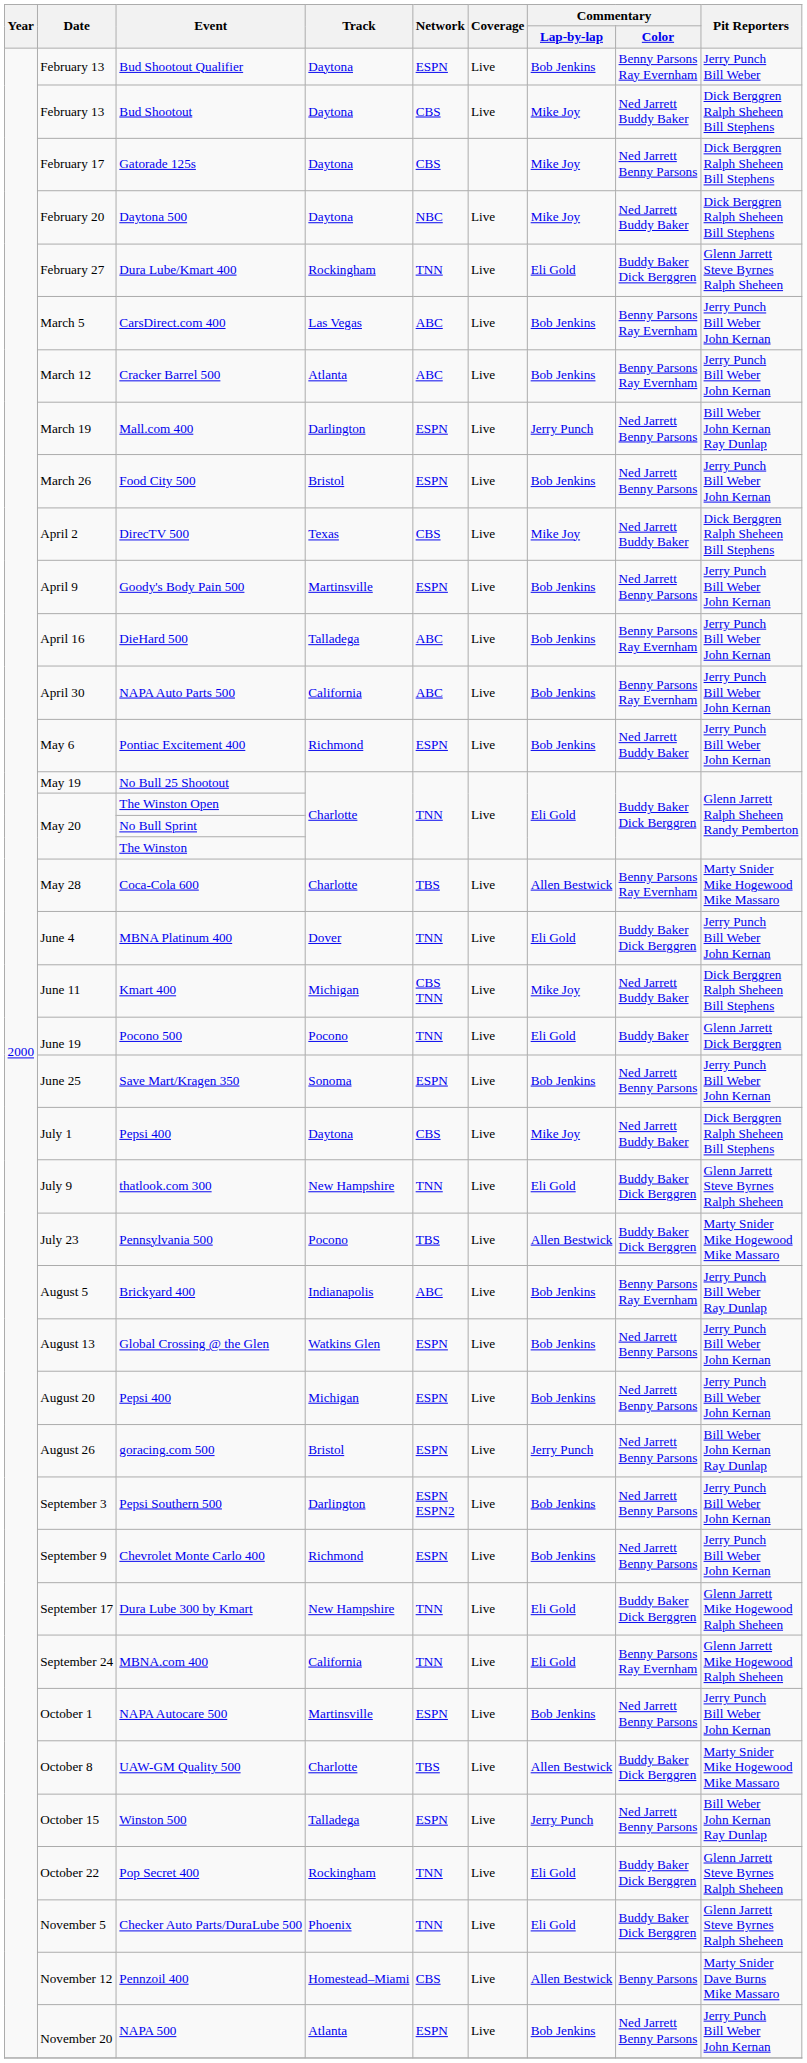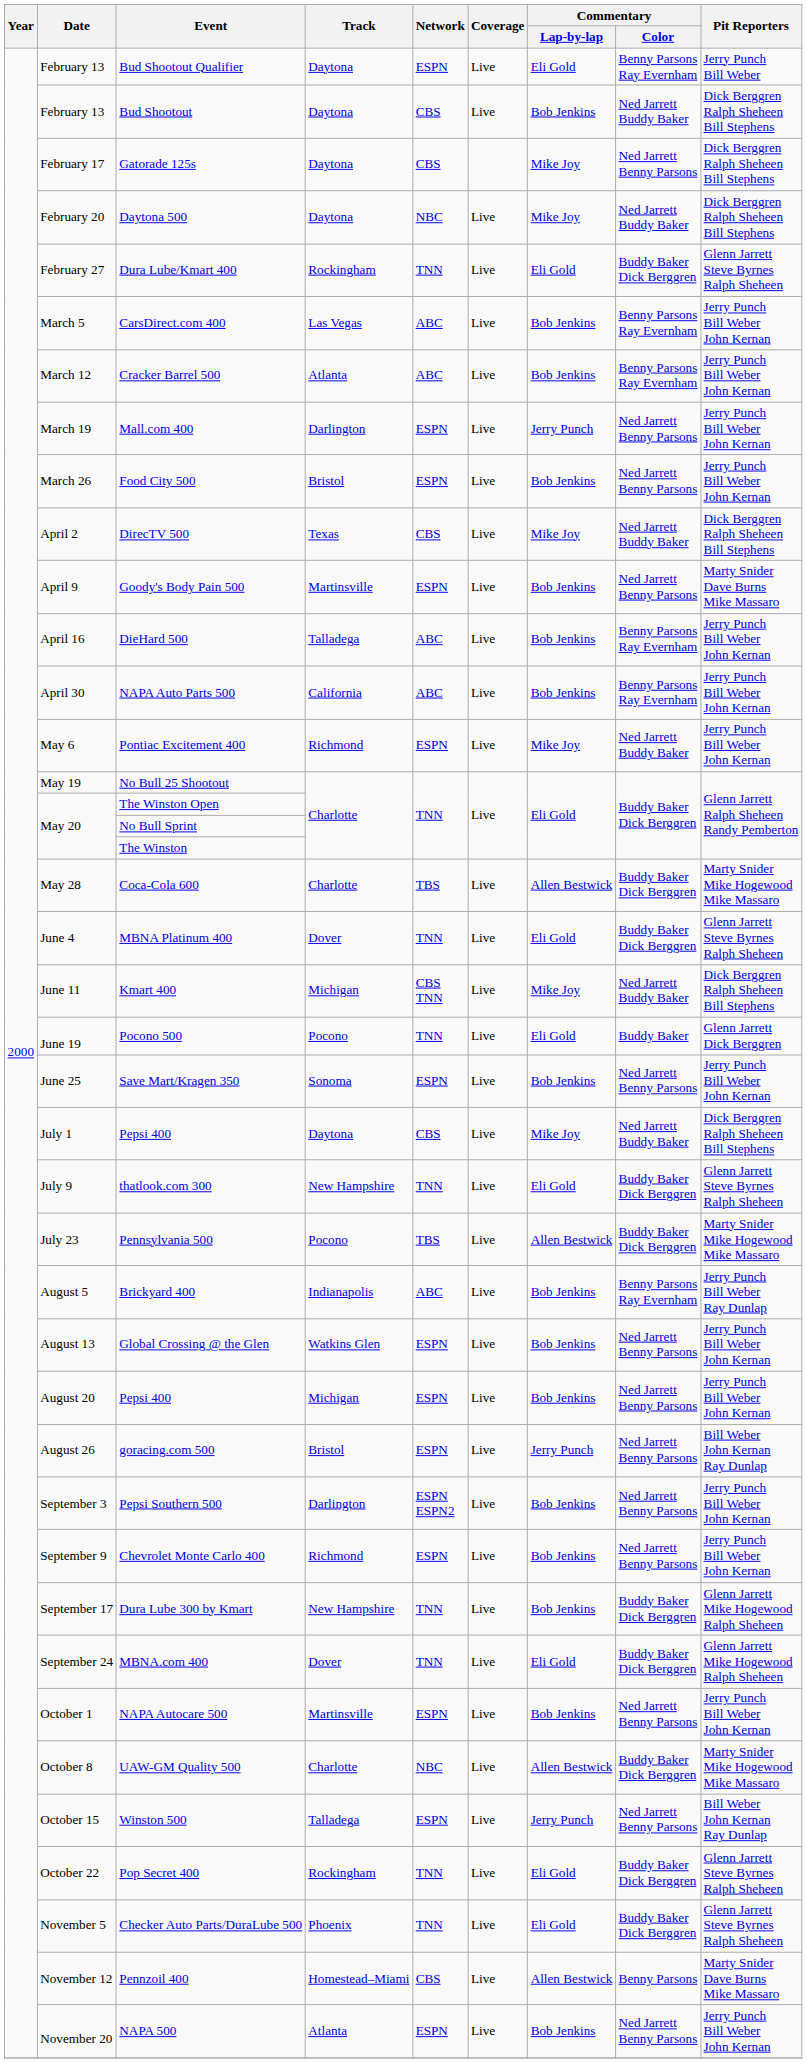(563, 66) Bob Jenkins -> (553, 66) Eli Gold
(555, 111) Mike Joy -> (563, 111) Bob Jenkins
(737, 428) Bill Weber John Kernan Ray Dunlap -> (737, 428) Jerry Punch Bill Weber John Kernan
(737, 586) Jerry Punch Bill Weber John Kernan -> (741, 586) Marty Snider Dave Burns Mike Massaro
(563, 744) Bob Jenkins -> (555, 744) Mike Joy
(658, 884) Benny Parsons Ray Evernham -> (657, 884) Buddy Baker Dick Berggren
(737, 937) Jerry Punch Bill Weber John Kernan -> (743, 937) Glenn Jarrett Steve Byrnes Ralph Sheheen
(553, 1608) Eli Gold -> (563, 1608) Bob Jenkins
(335, 1661) California -> (325, 1661) Dover
(658, 1661) Benny Parsons Ray Evernham -> (657, 1661) Buddy Baker Dick Berggren
(428, 1766) TBS -> (429, 1766) NBC
